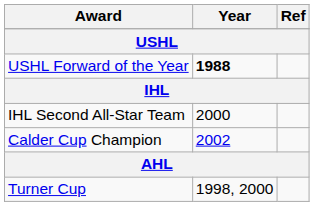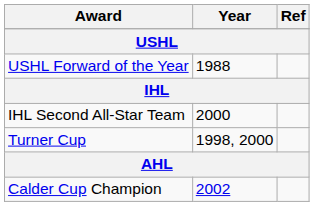(213, 66) bold -> (213, 66) normal
rows swapped: (47, 189) <-> (85, 139)
